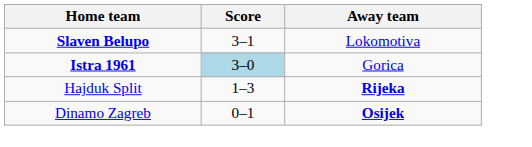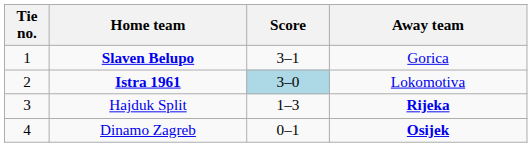+ column: (27, 25)
(383, 40) Lokomotiva -> (428, 57) Gorica
(383, 64) Gorica -> (428, 81) Lokomotiva
